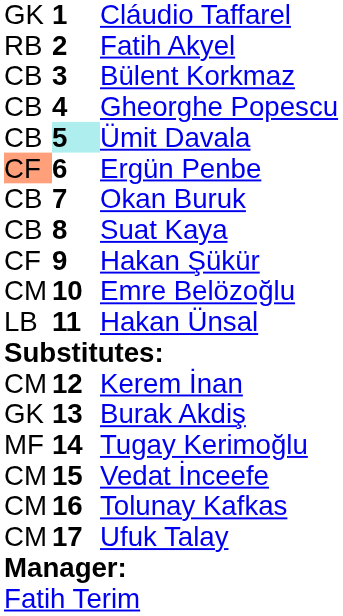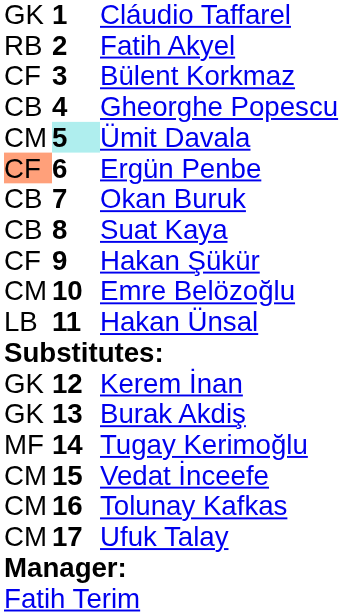(23, 76) CB -> (22, 76) CF
(23, 137) CB -> (25, 137) CM
(25, 383) CM -> (24, 383) GK
